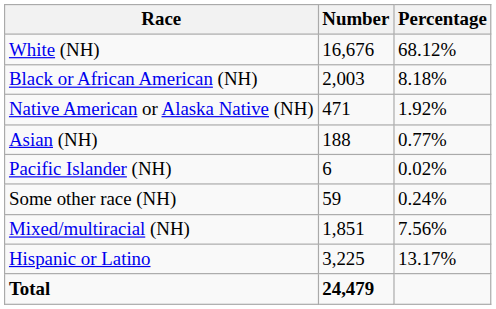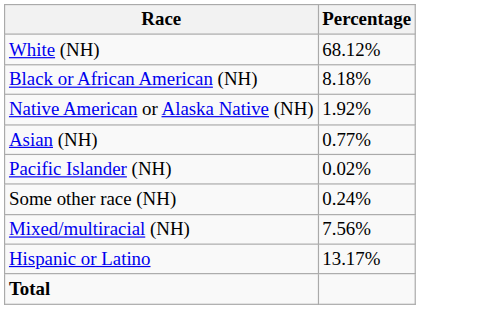- column: (356, 19)
